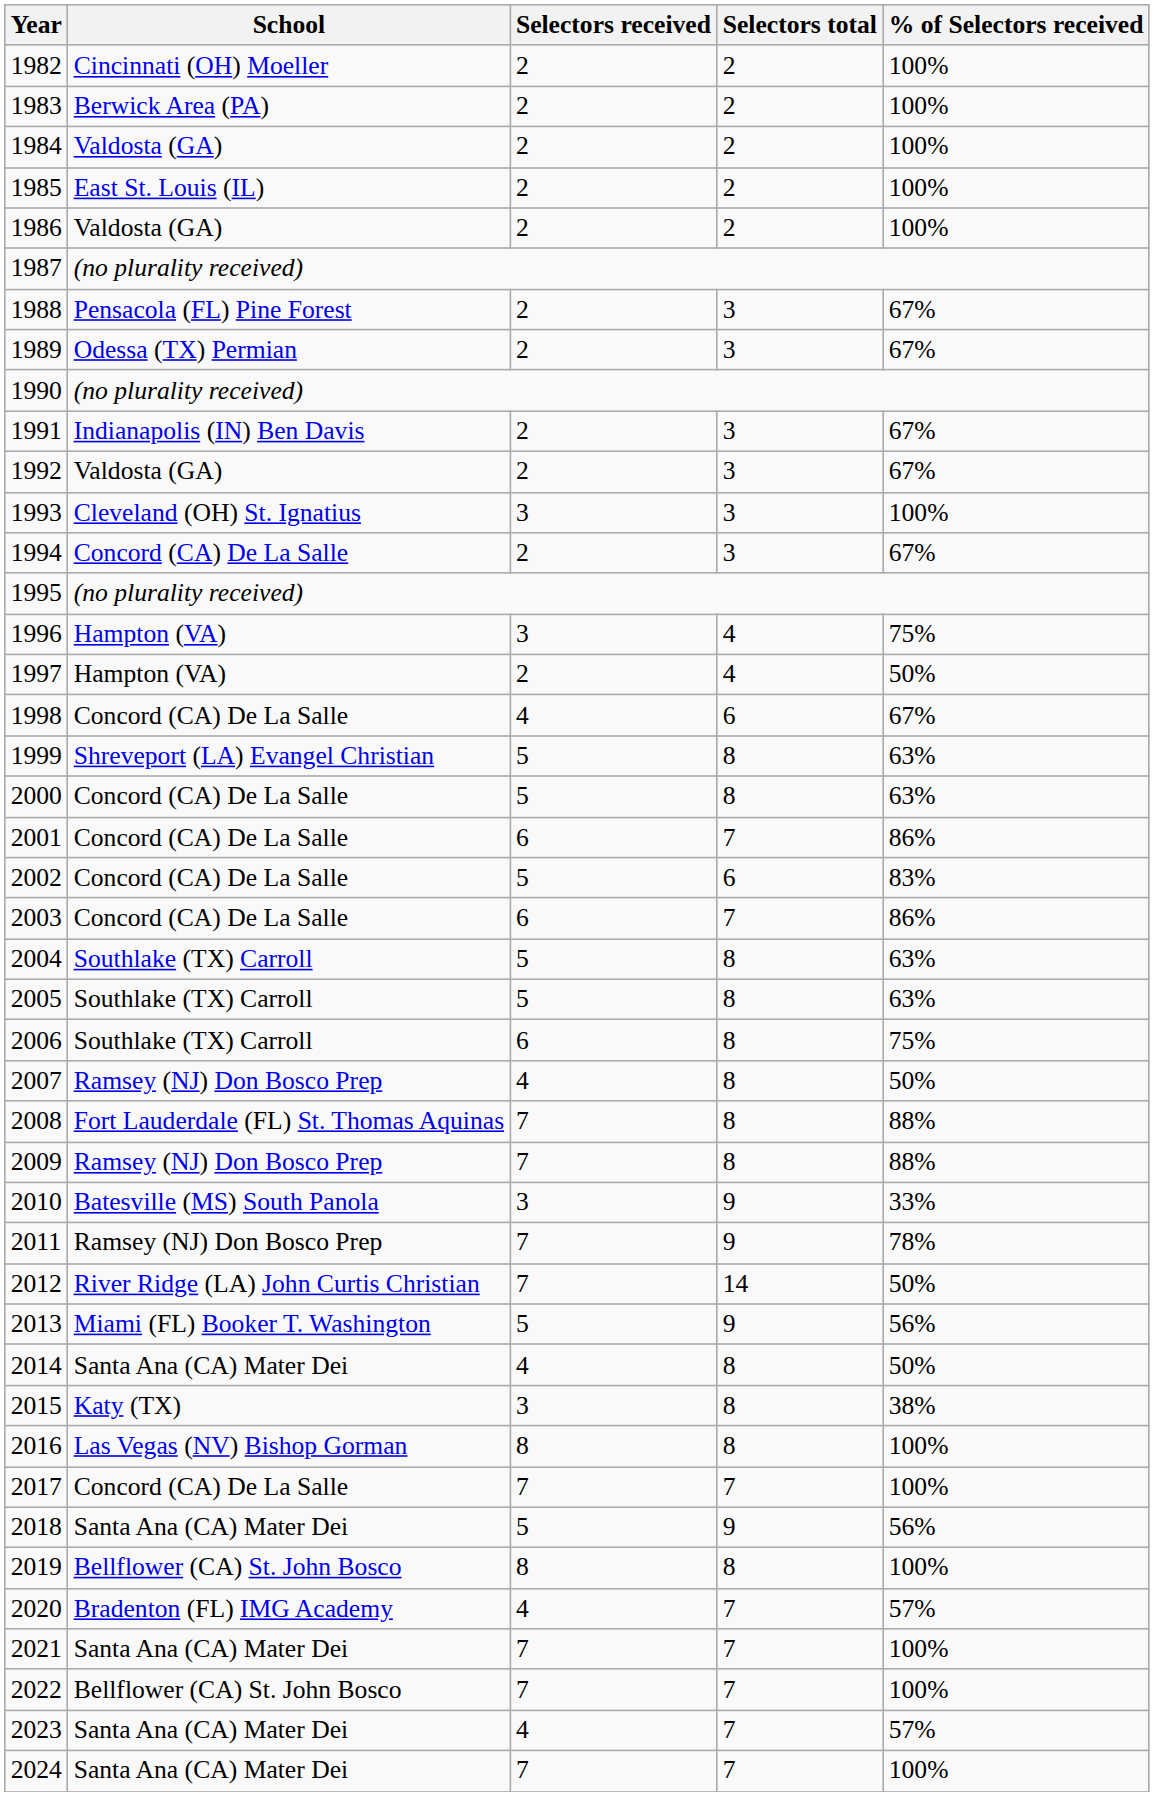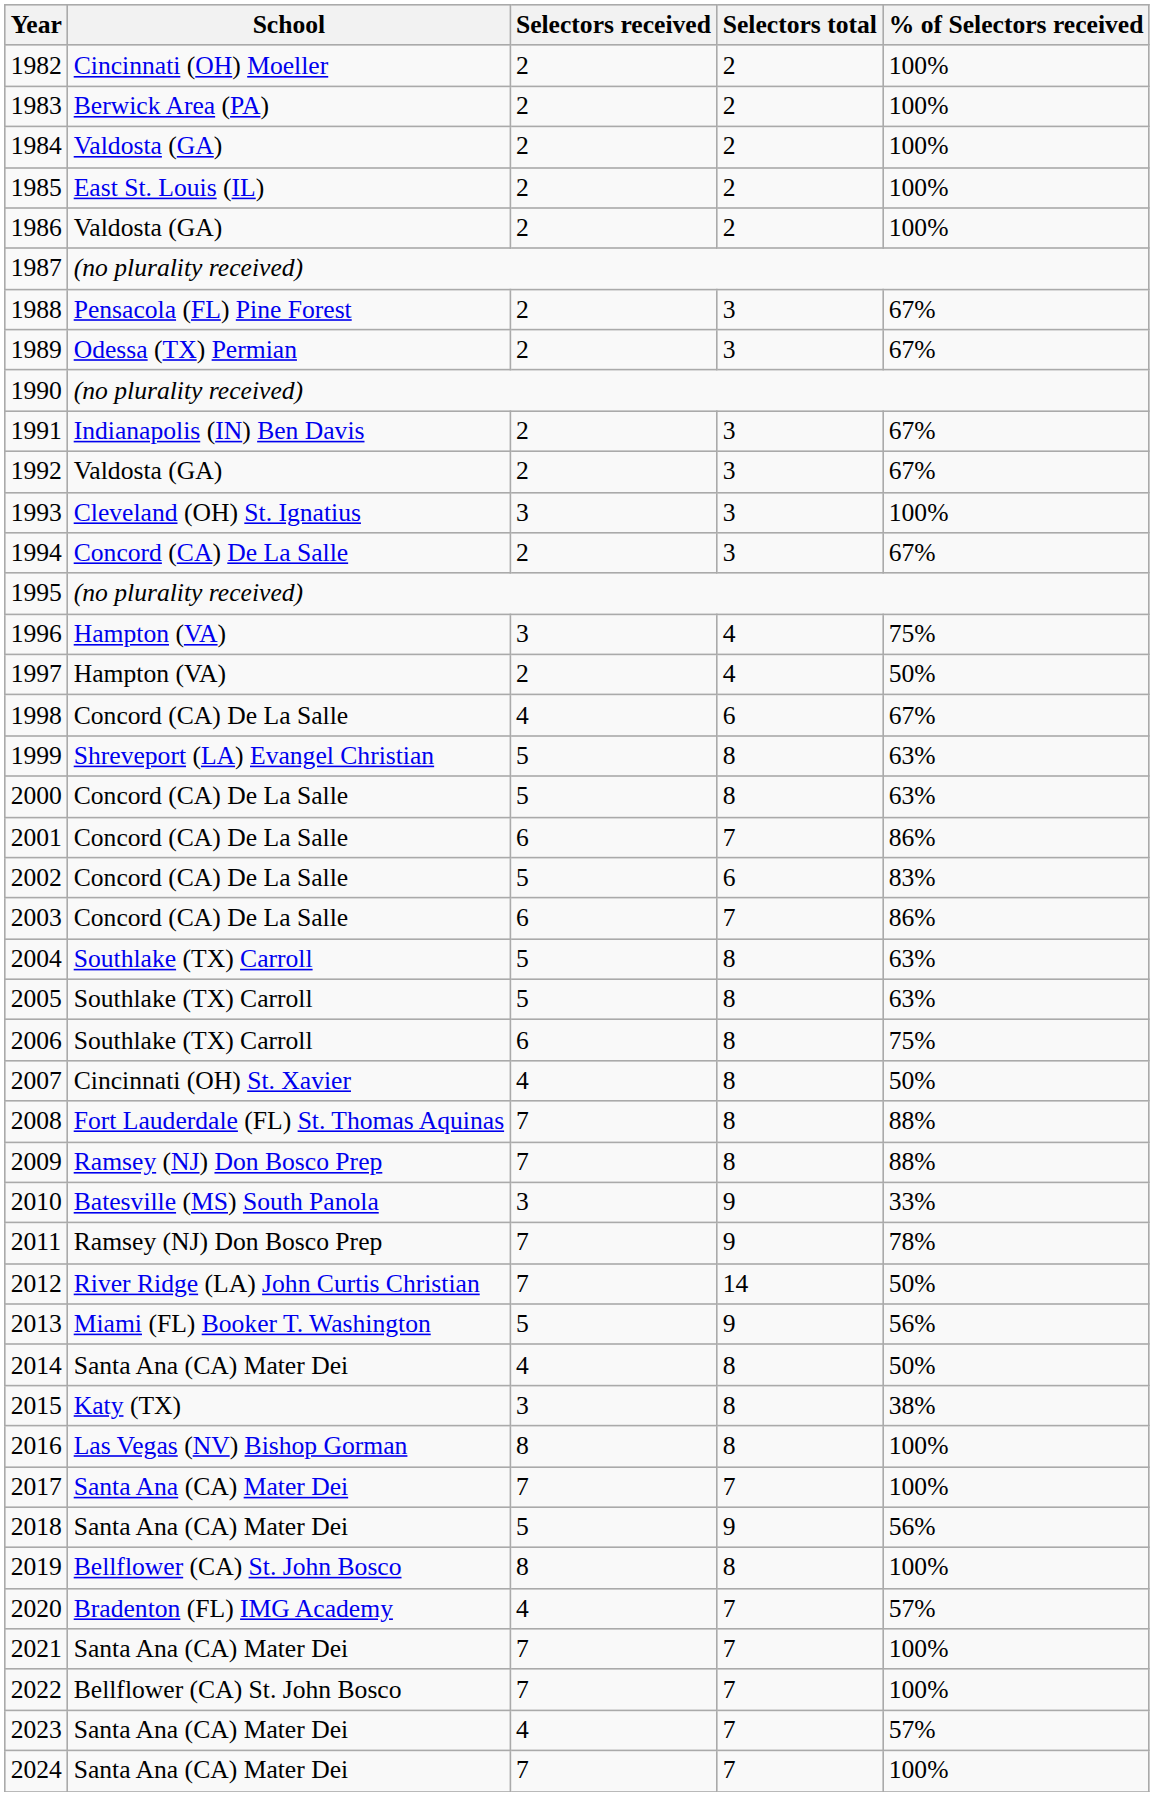(228, 1080) Ramsey (NJ) Don Bosco Prep -> (212, 1080) Cincinnati (OH) St. Xavier
(211, 1486) Concord (CA) De La Salle -> (211, 1486) Santa Ana (CA) Mater Dei
